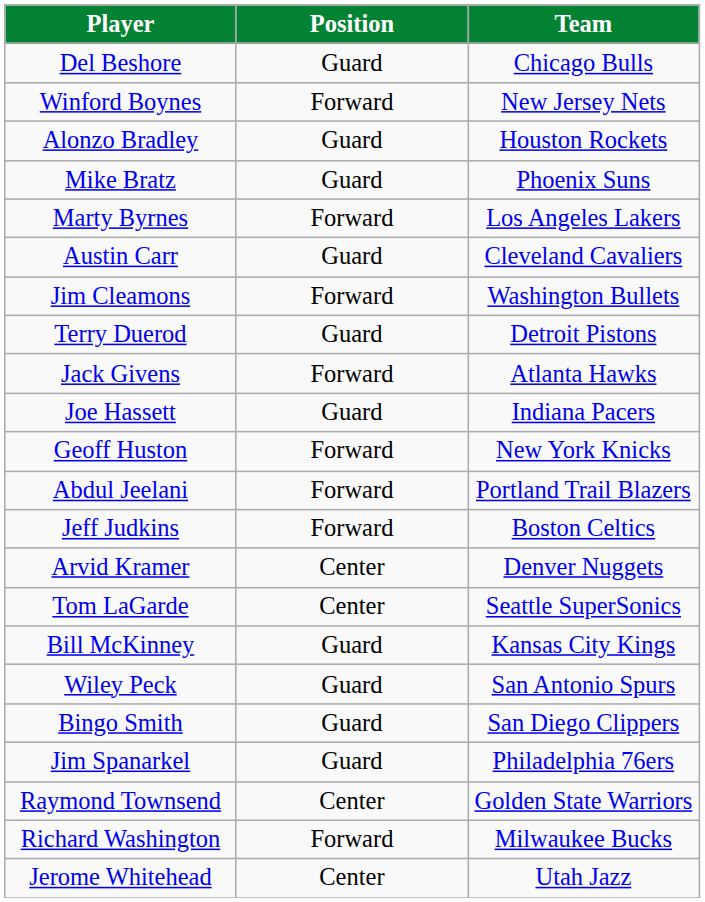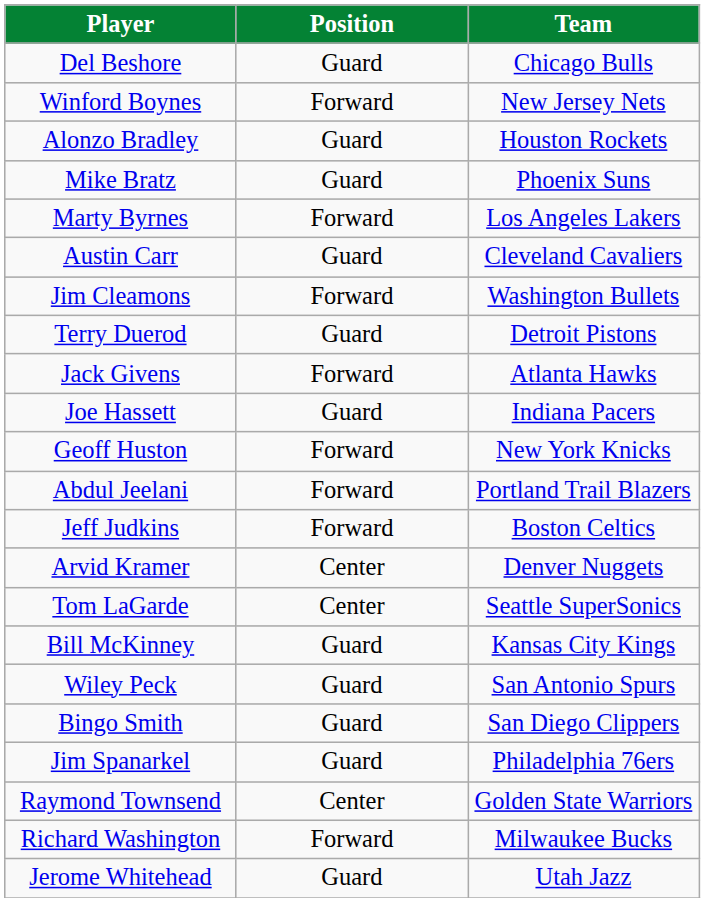(352, 878) Center -> (352, 878) Guard
